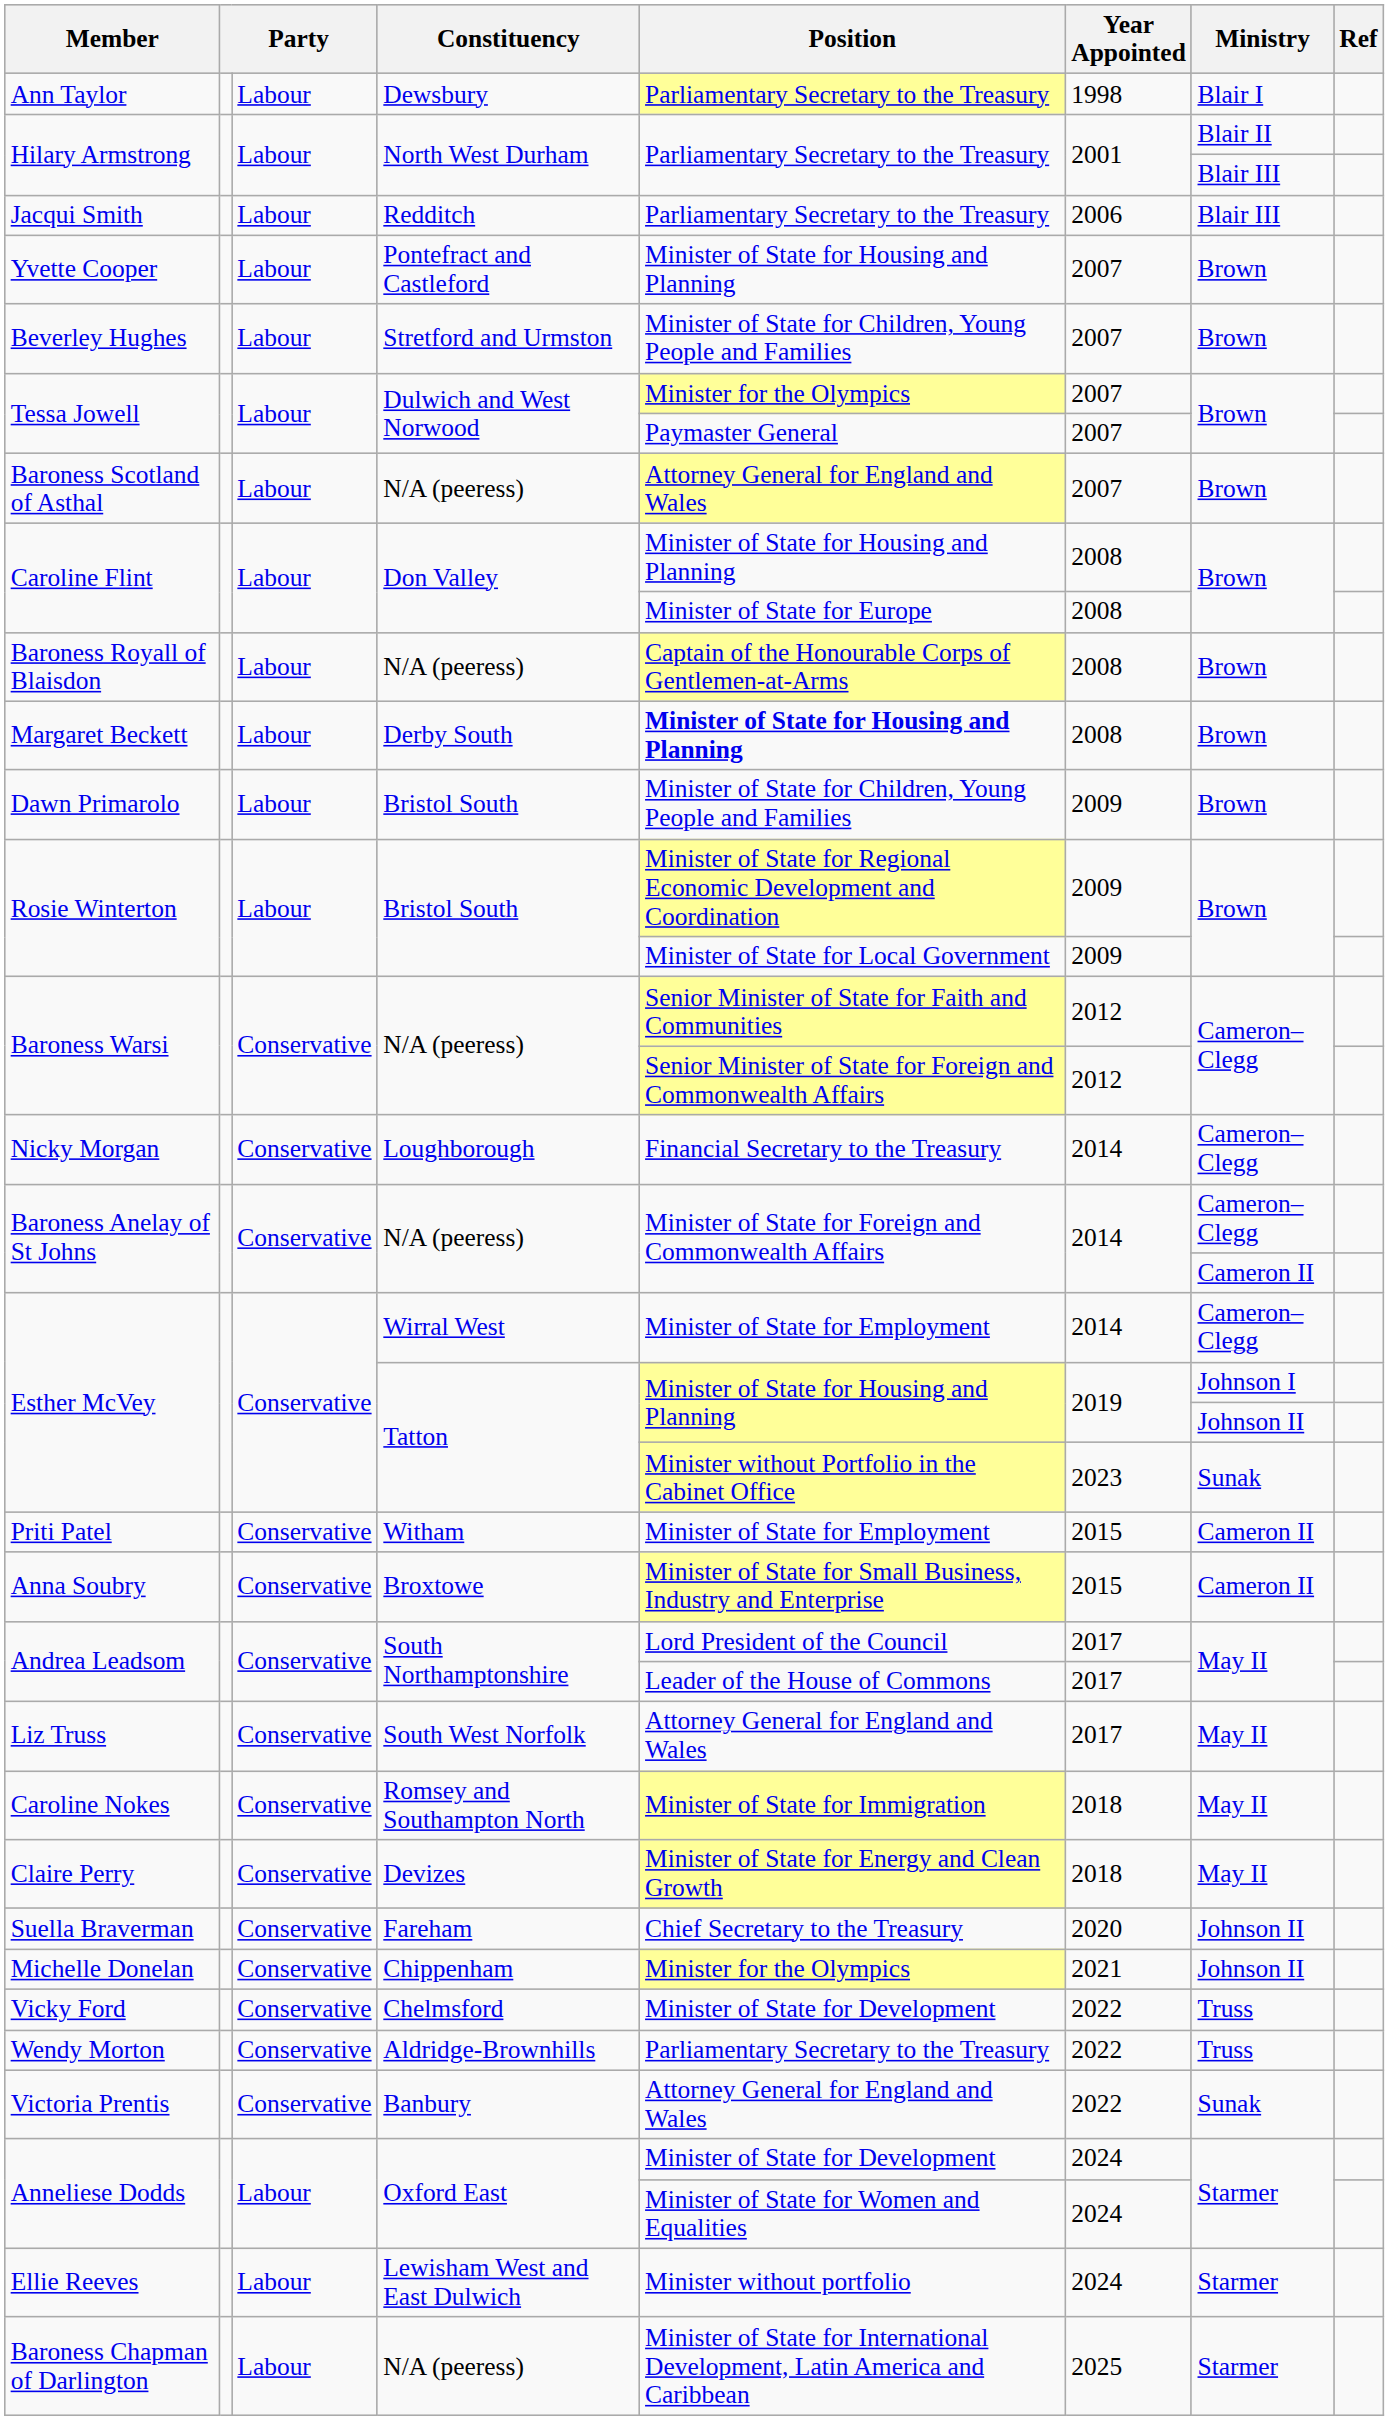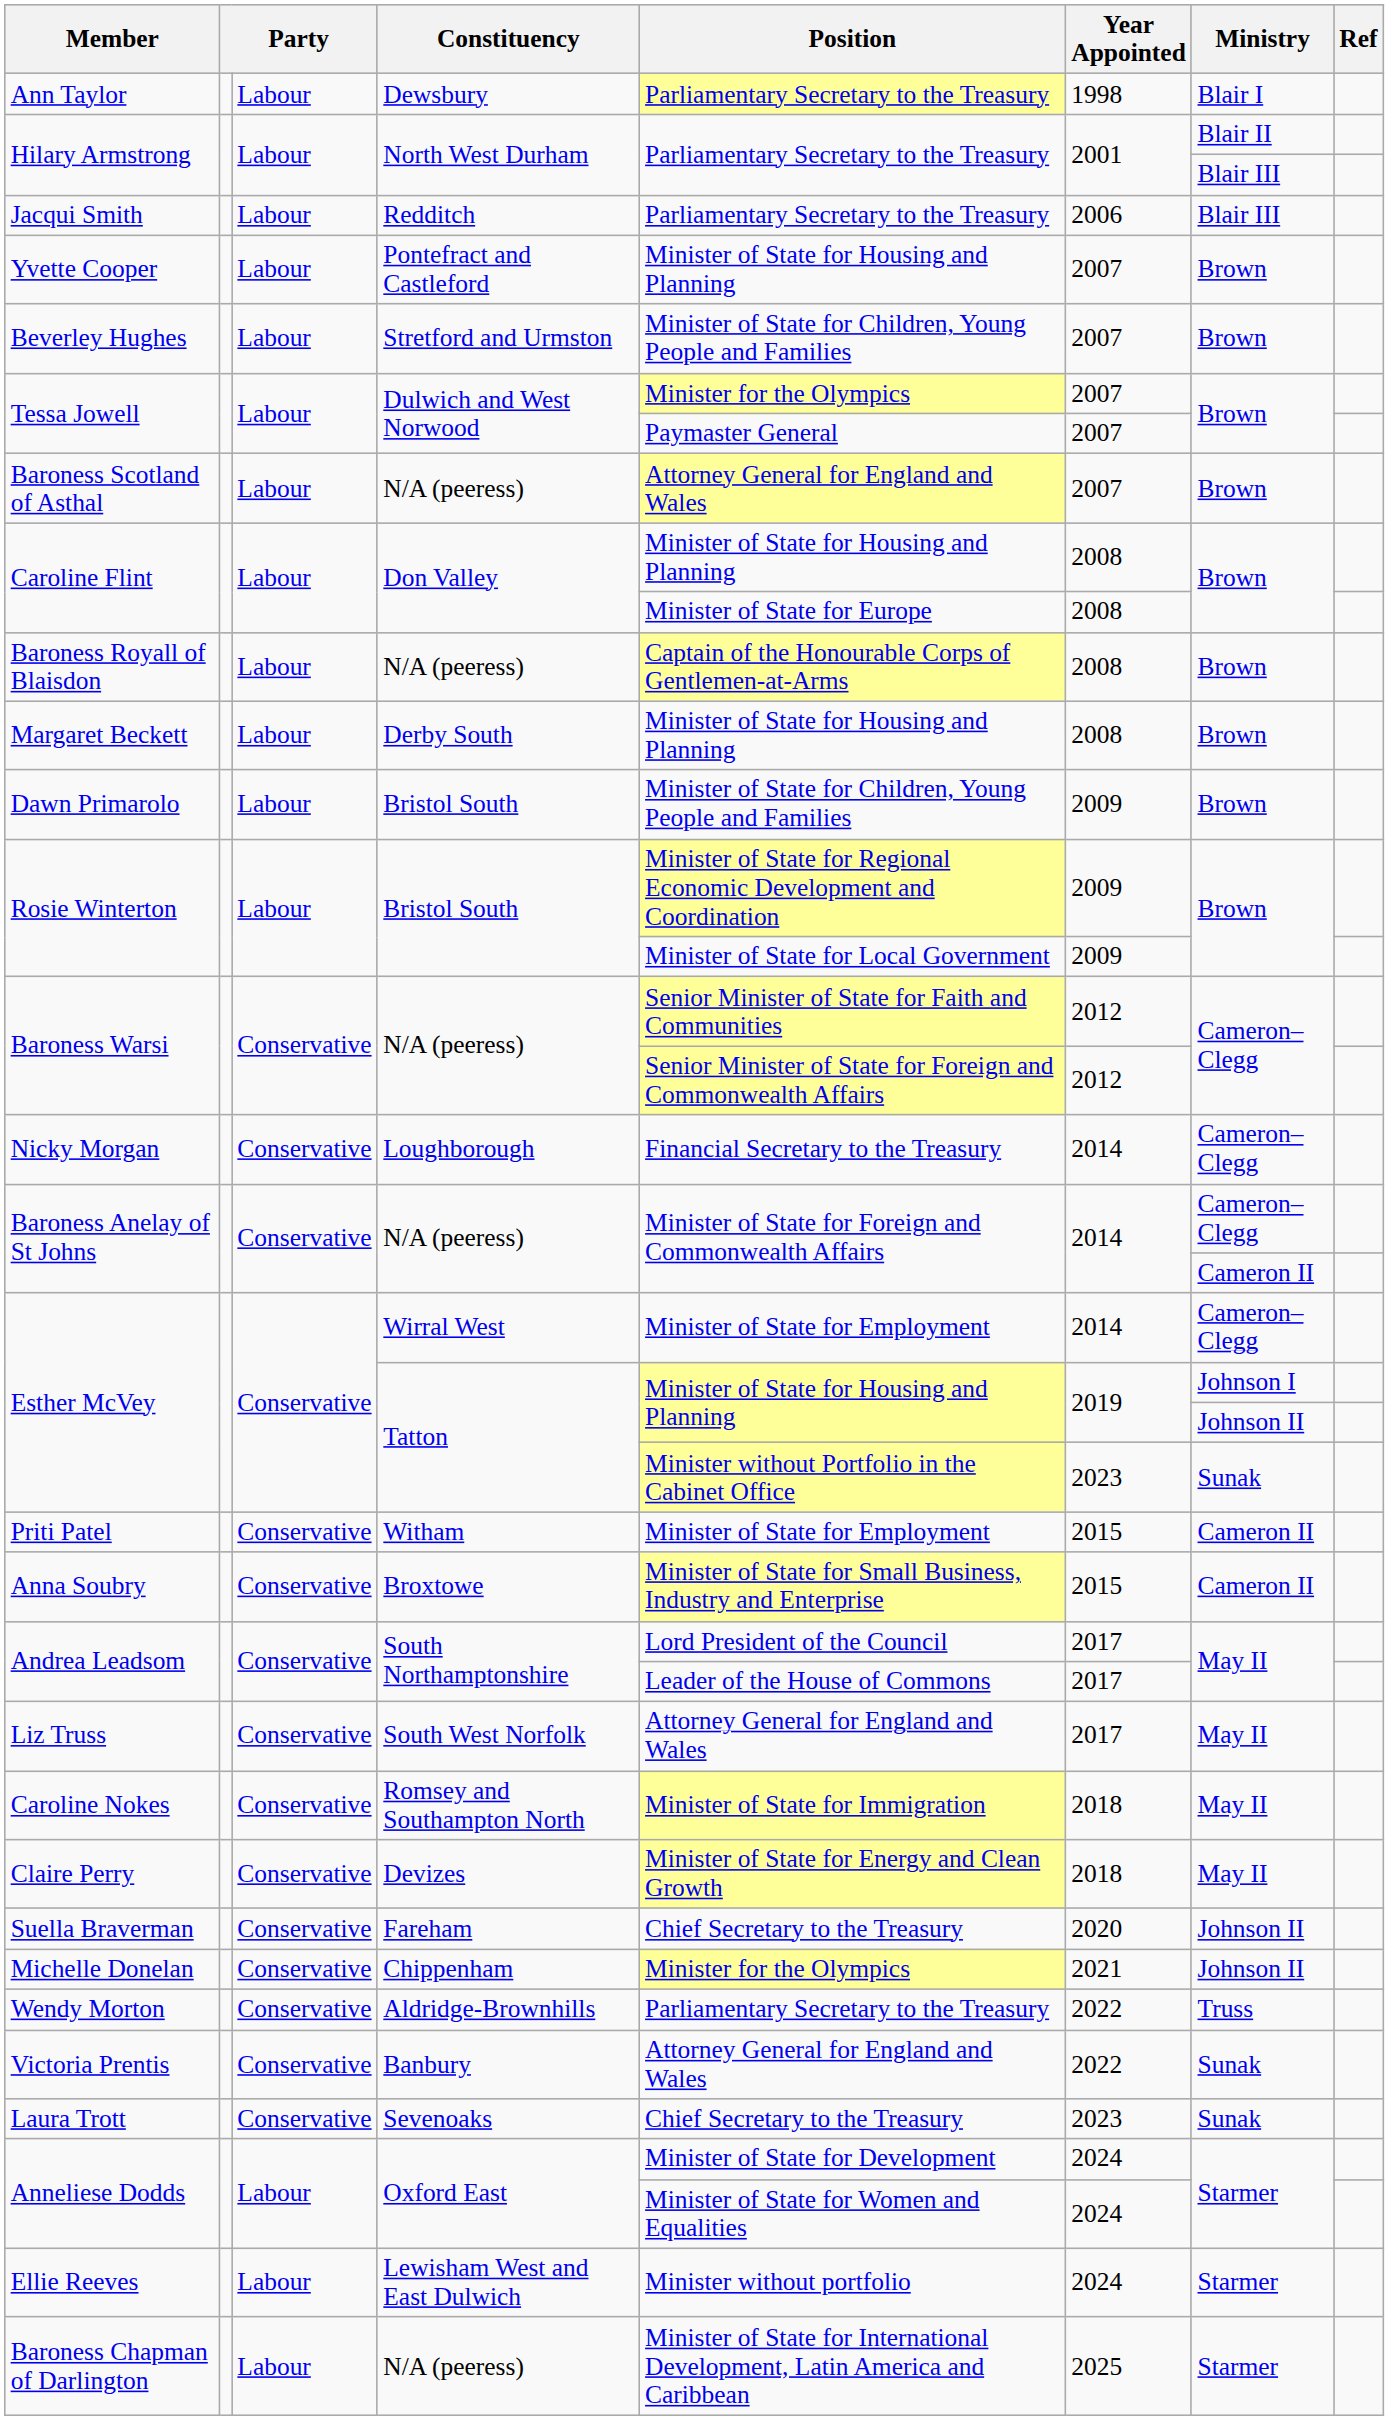(827, 735) bold -> (816, 735) normal
- row: (68, 2009)
+ row: (68, 2118)
